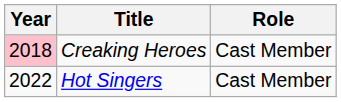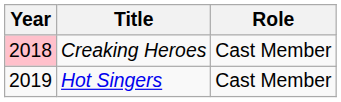(31, 81) 2022 -> (31, 81) 2019
